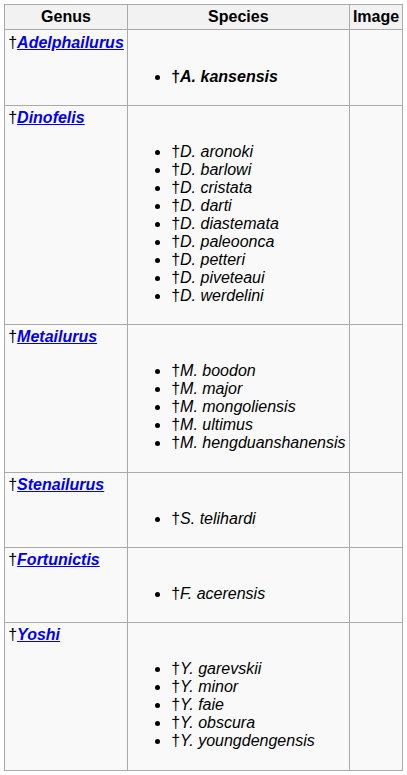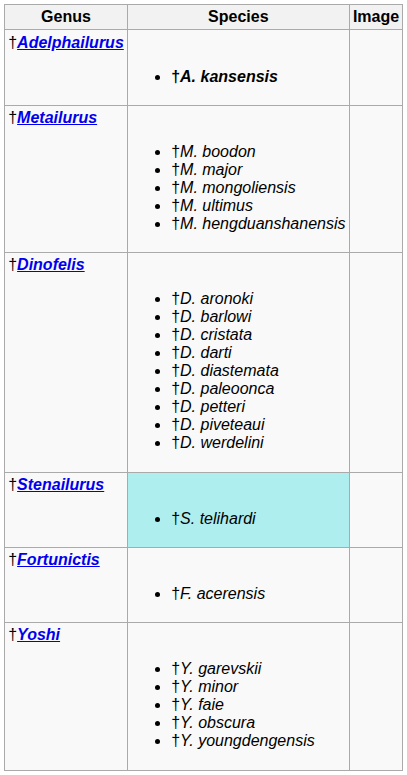rows swapped: (46, 117) <-> (53, 337)
(238, 519) no background -> (238, 519) paleturquoise background
